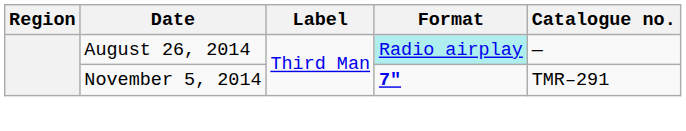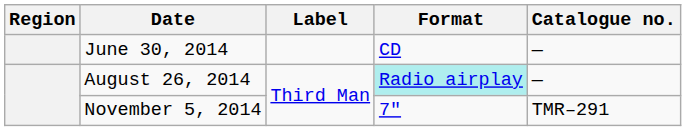+ row: (156, 50)
(390, 80) bold -> (390, 110) normal
